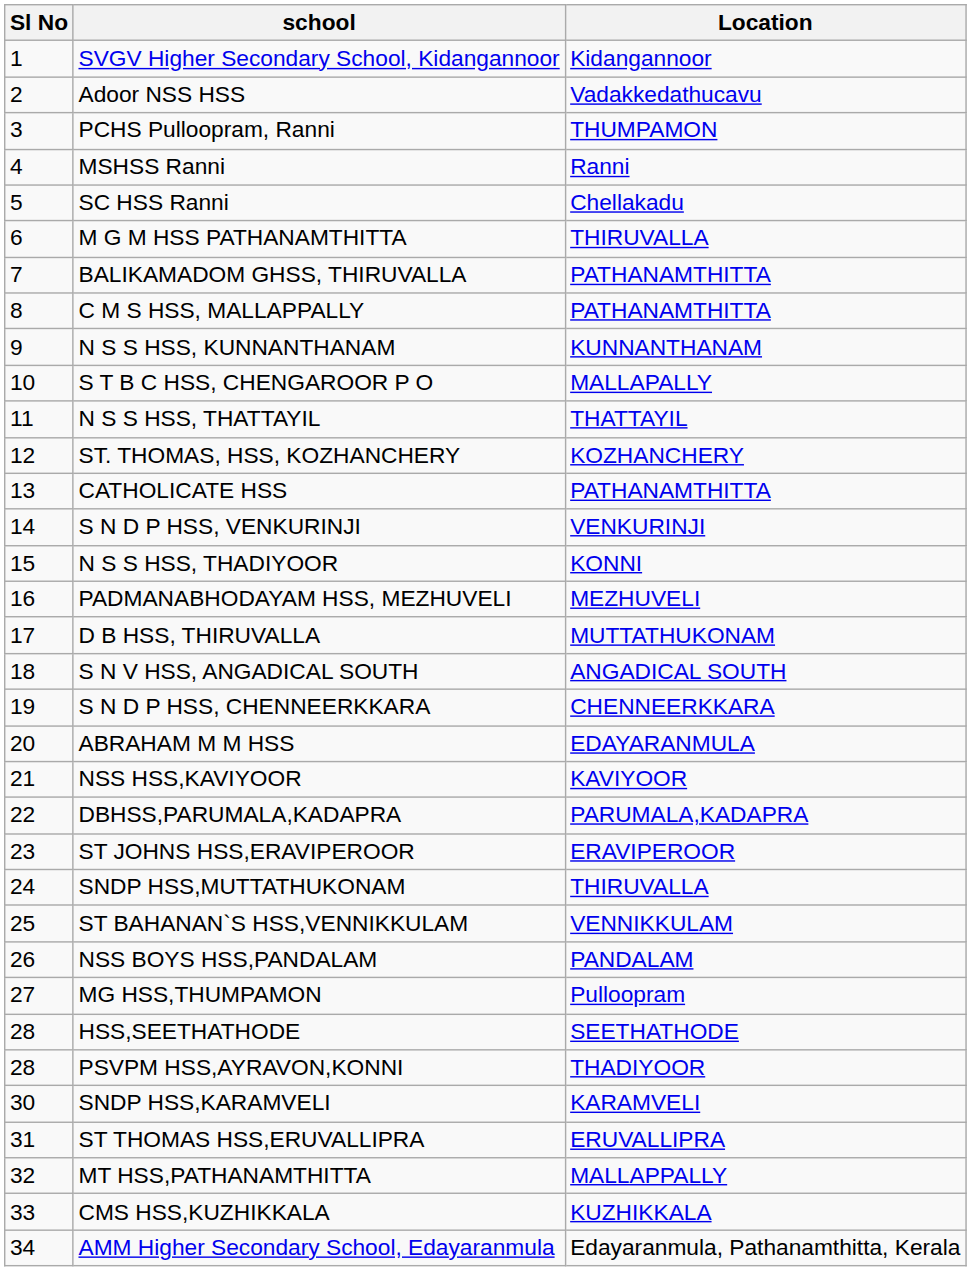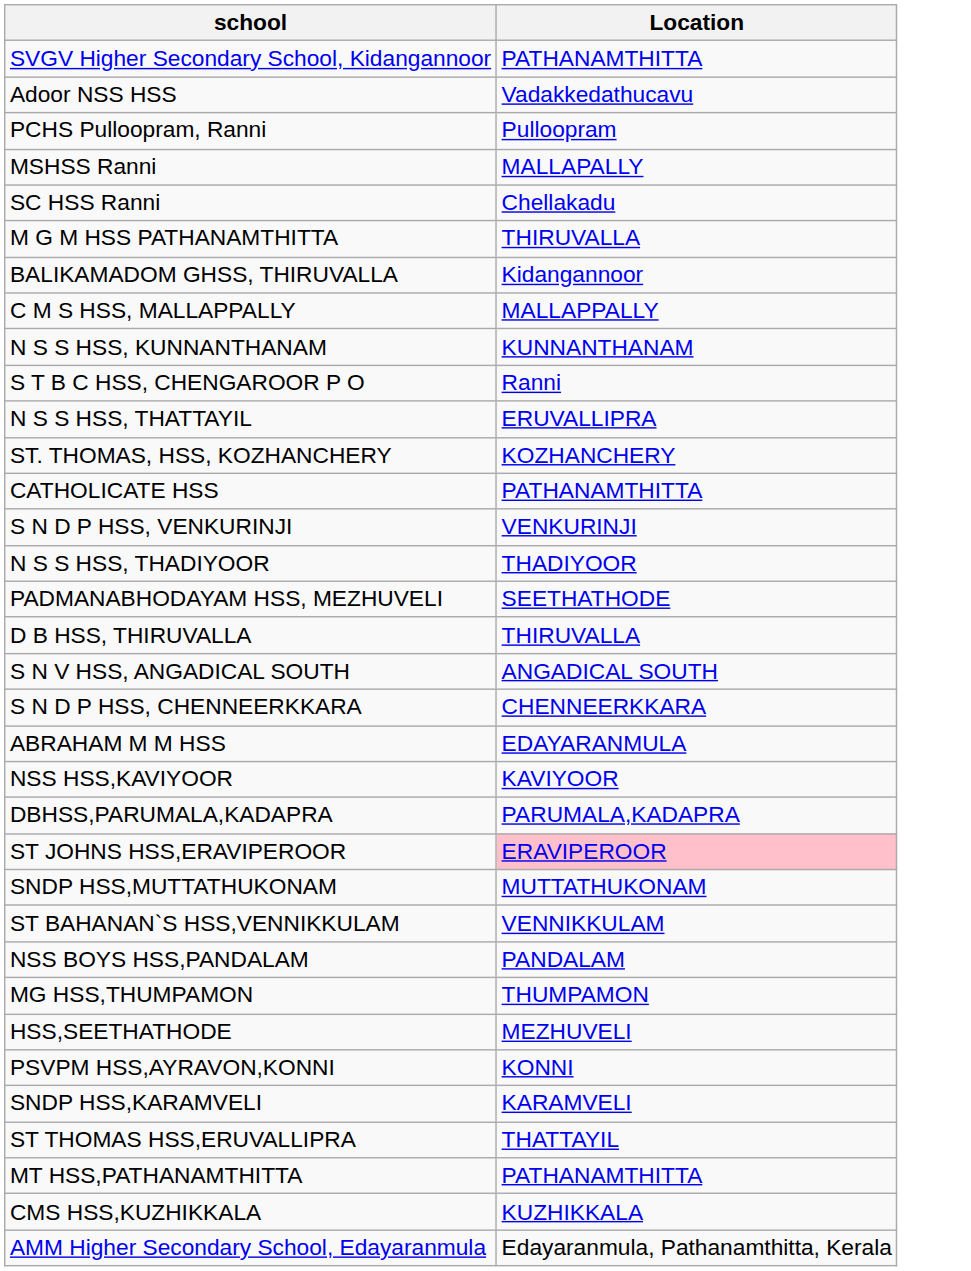- column: (39, 22)
(641, 58) Kidangannoor -> (602, 58) PATHANAMTHITTA
(644, 130) THUMPAMON -> (559, 130) Pulloopram
(600, 166) Ranni -> (573, 166) MALLAPALLY
(671, 274) PATHANAMTHITTA -> (572, 274) Kidangannoor
(671, 310) PATHANAMTHITTA -> (580, 310) MALLAPPALLY
(641, 382) MALLAPALLY -> (531, 382) Ranni
(629, 418) THATTAYIL -> (579, 418) ERUVALLIPRA
(606, 563) KONNI -> (569, 563) THADIYOOR
(635, 599) MEZHUVELI -> (586, 599) SEETHATHODE
(673, 635) MUTTATHUKONAM -> (571, 635) THIRUVALLA
(653, 851) no background -> (584, 851) pink background
(639, 887) THIRUVALLA -> (604, 887) MUTTATHUKONAM
(628, 995) Pulloopram -> (575, 995) THUMPAMON
(655, 1031) SEETHATHODE -> (567, 1031) MEZHUVELI
(638, 1067) THADIYOOR -> (538, 1067) KONNI
(648, 1139) ERUVALLIPRA -> (560, 1139) THATTAYIL
(649, 1175) MALLAPPALLY -> (602, 1175) PATHANAMTHITTA
